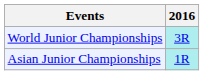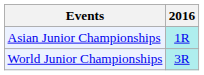rows swapped: (84, 59) <-> (85, 37)
